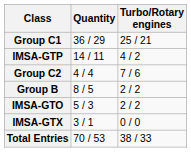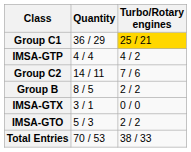(136, 41) no background -> (136, 41) gold background
(89, 57) 14 / 11 -> (83, 57) 4 / 4
(83, 73) 4 / 4 -> (89, 73) 14 / 11
rows swapped: (38, 122) <-> (38, 106)
